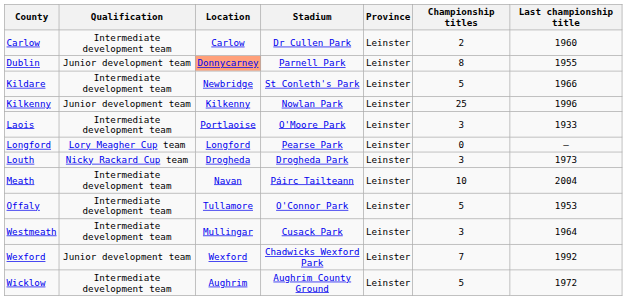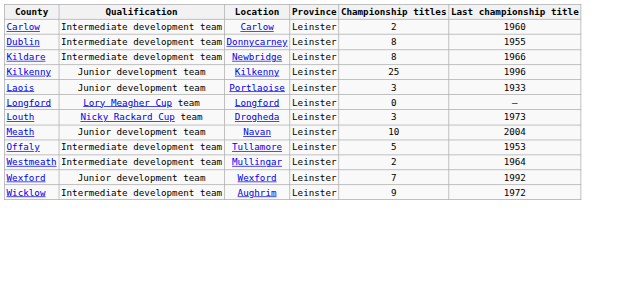- column: (312, 17)
(127, 63) Junior development team -> (142, 42) Intermediate development team
(228, 63) lightsalmon background -> (257, 42) no background
(461, 84) 5 -> (394, 57) 8
(127, 124) Intermediate development team -> (142, 87) Junior development team
(127, 180) Intermediate development team -> (142, 132) Junior development team
(461, 232) 3 -> (394, 162) 2
(461, 283) 5 -> (394, 192) 9
